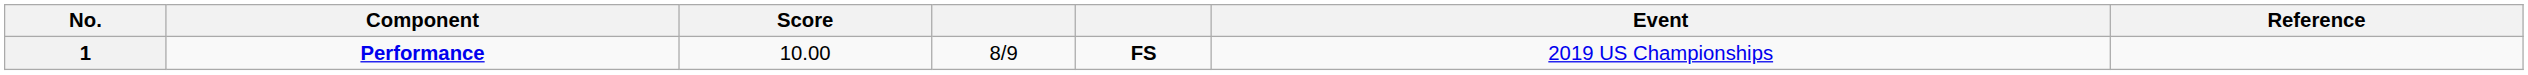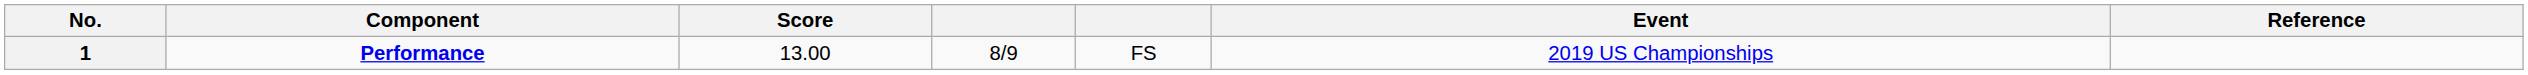(805, 52) 10.00 -> (805, 52) 13.00
(1144, 52) bold -> (1144, 52) normal
